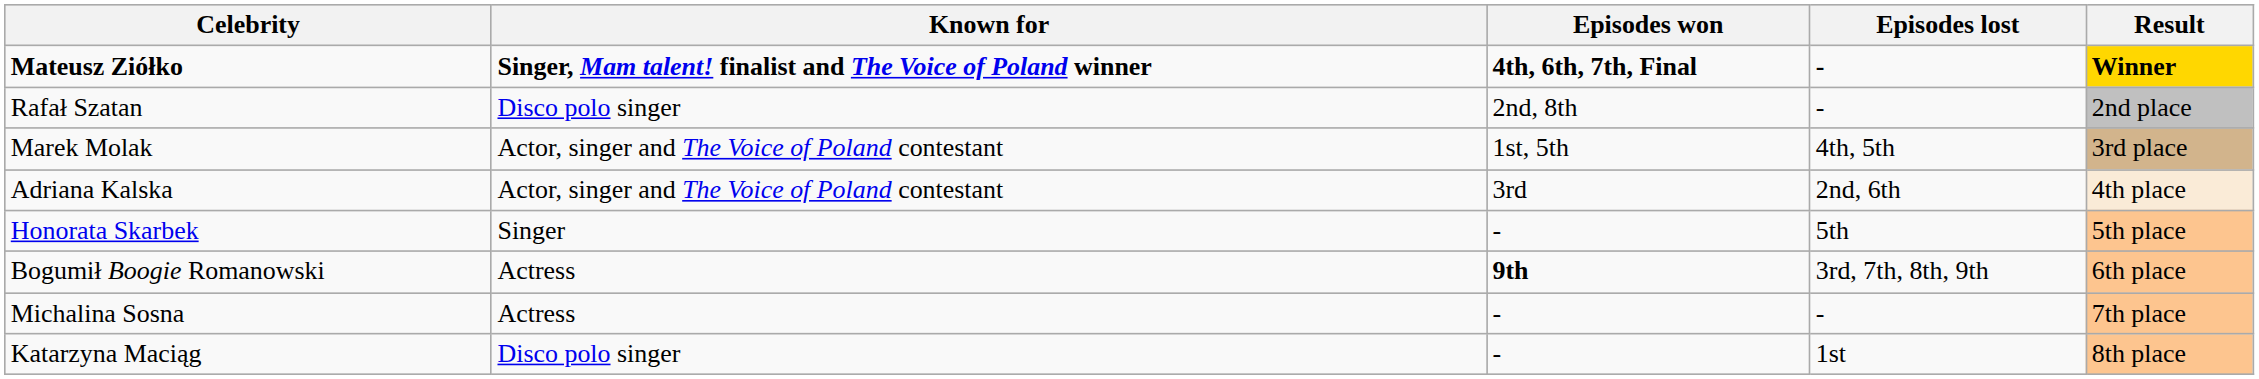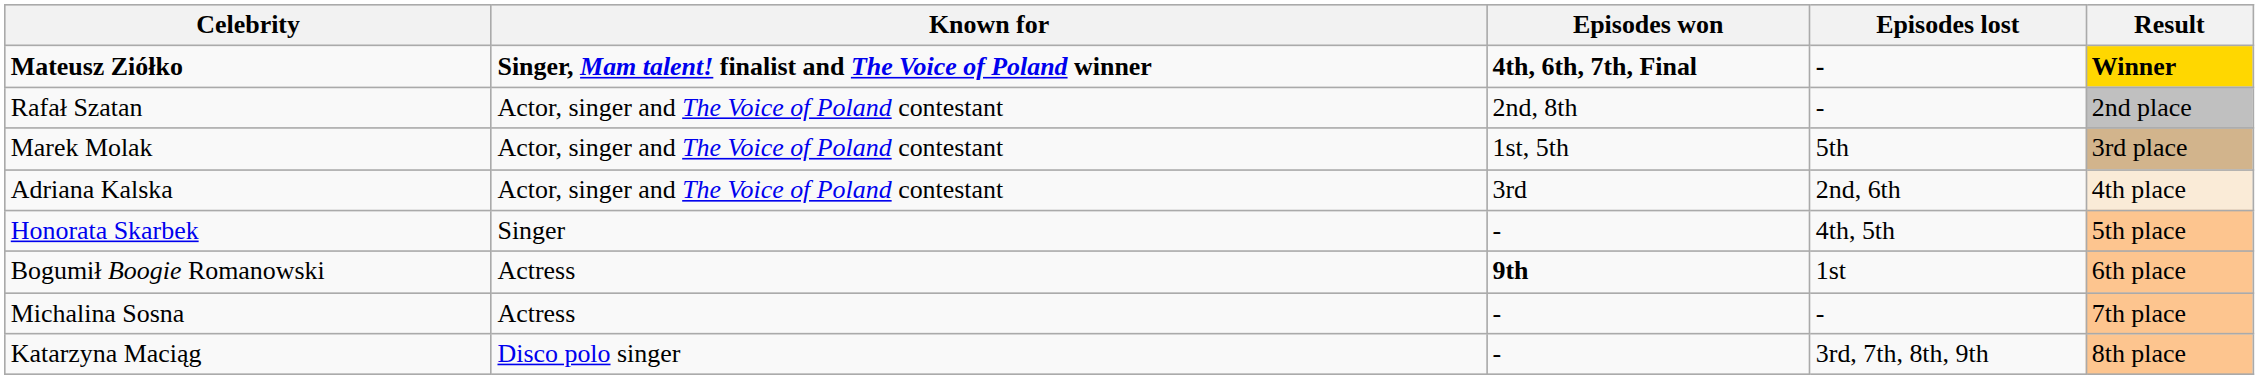(589, 107) Disco polo singer -> (750, 107) Actor, singer and The Voice of Poland contestant
(1855, 148) 4th, 5th -> (1832, 148) 5th
(1832, 230) 5th -> (1855, 230) 4th, 5th
(1902, 271) 3rd, 7th, 8th, 9th -> (1831, 271) 1st
(1831, 353) 1st -> (1902, 353) 3rd, 7th, 8th, 9th
